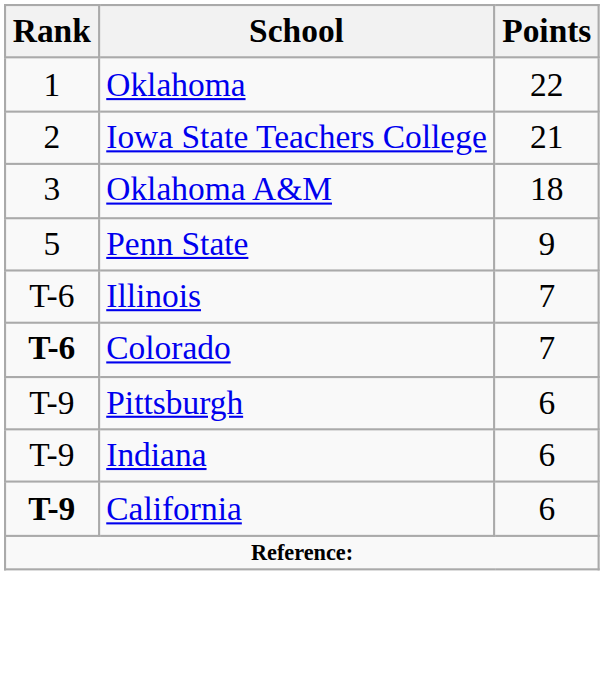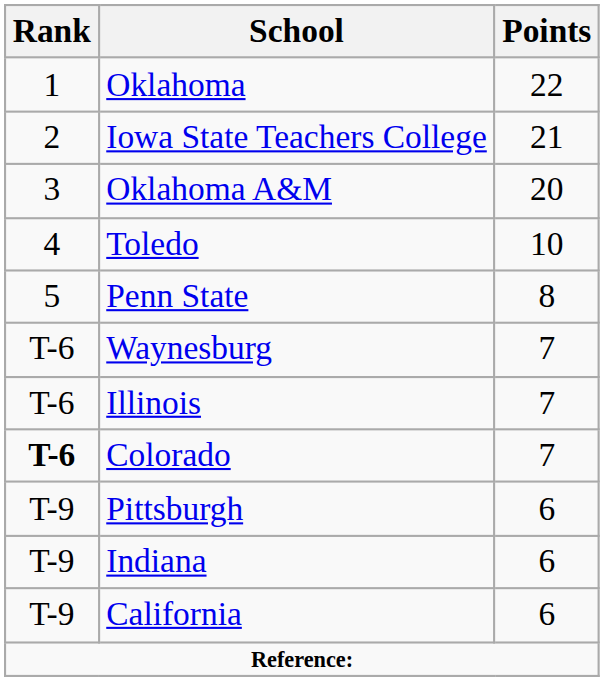(547, 190) 18 -> (547, 190) 20
+ row: (152, 243)
(547, 243) 9 -> (547, 296) 8
+ row: (189, 349)
(52, 508) bold -> (52, 614) normal
